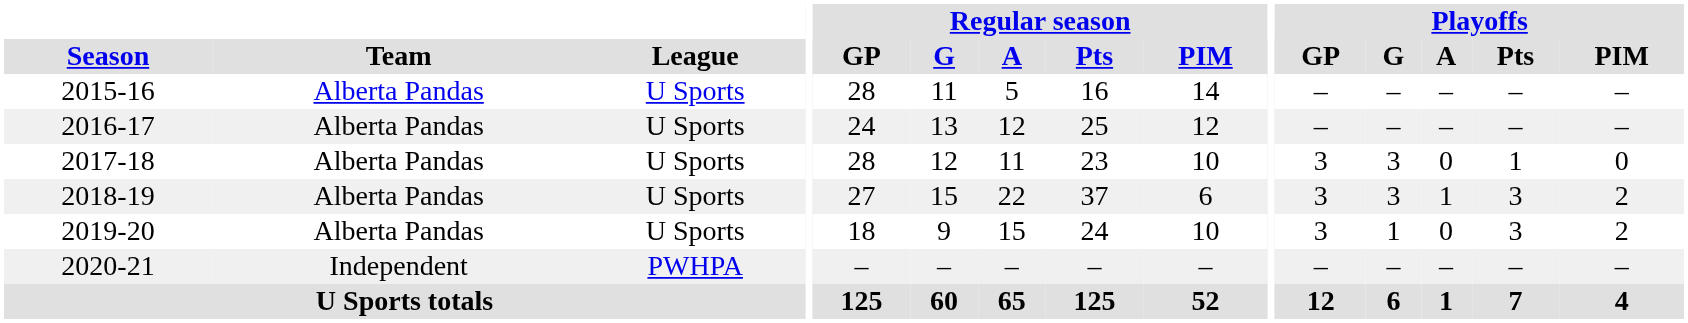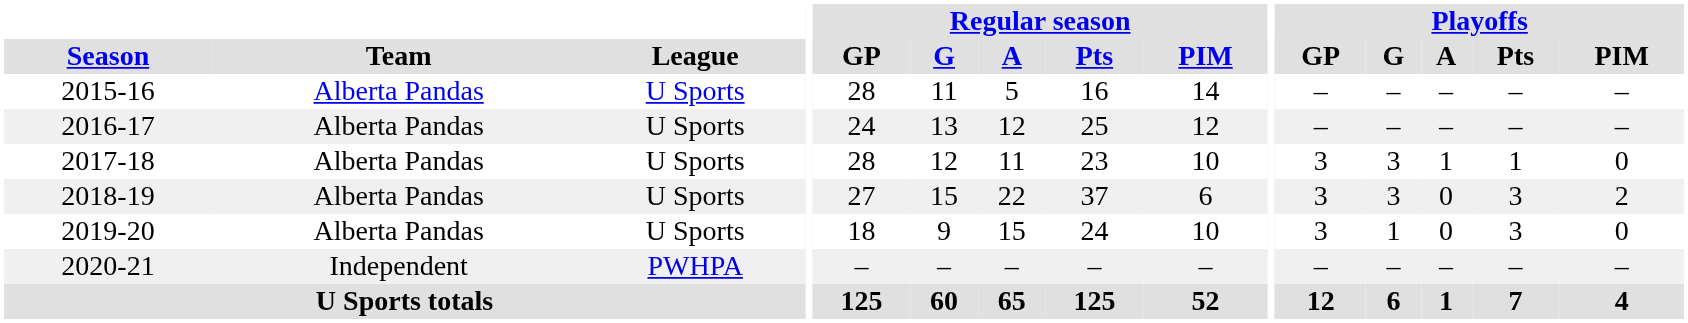(1446, 161) 0 -> (1446, 161) 1
(1446, 196) 1 -> (1446, 196) 0
(1622, 231) 2 -> (1622, 231) 0
